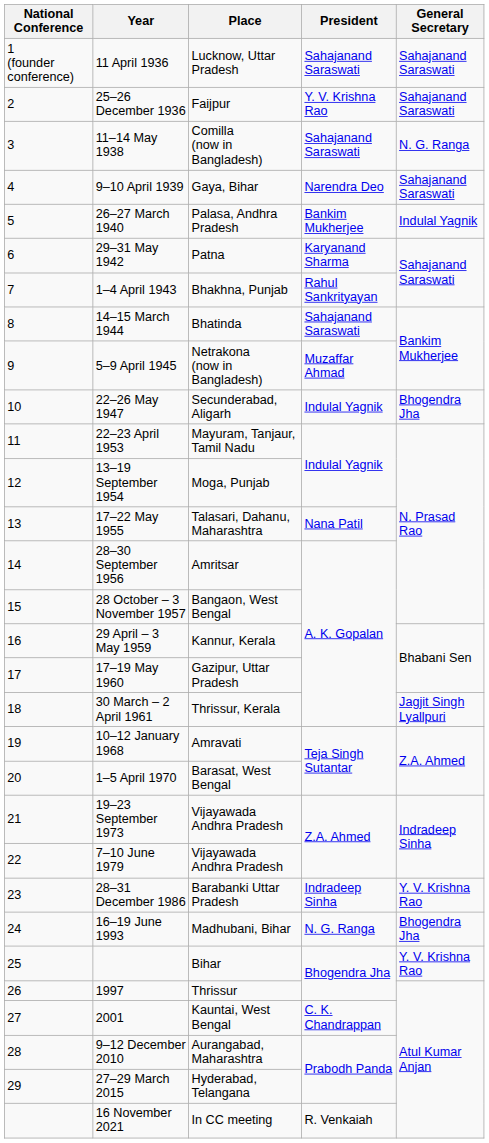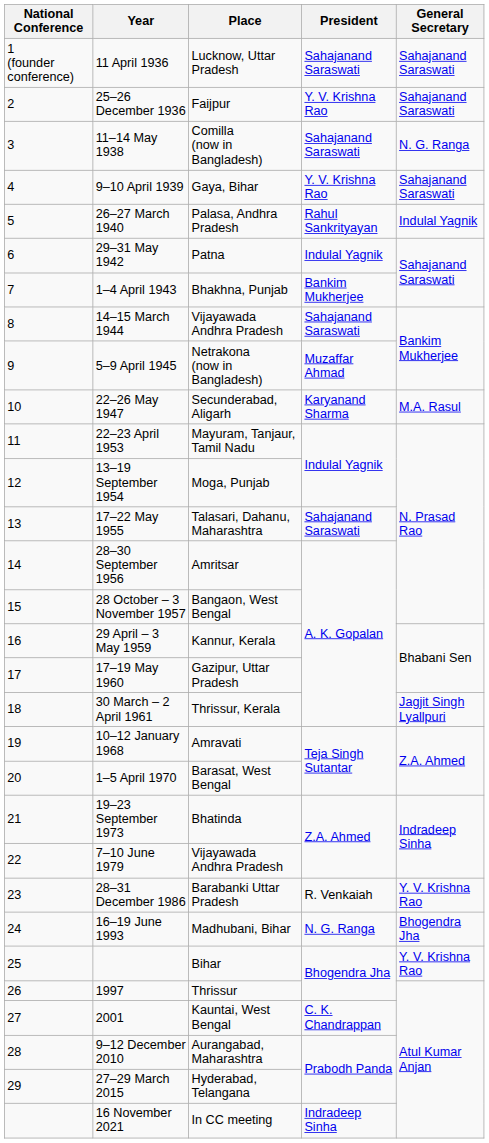(344, 187) Narendra Deo -> (340, 187) Y. V. Krishna Rao
(334, 221) Bankim Mukherjee -> (341, 221) Rahul Sankrityayan
(335, 255) Karyanand Sharma -> (344, 255) Indulal Yagnik
(341, 289) Rahul Sankrityayan -> (334, 289) Bankim Mukherjee
(217, 324) Bhatinda -> (237, 324) Vijayawada Andhra Pradesh
(344, 406) Indulal Yagnik -> (335, 406) Karyanand Sharma
(430, 406) Bhogendra Jha -> (430, 406) M.A. Rasul
(334, 523) Nana Patil -> (338, 523) Sahajanand Saraswati
(237, 819) Vijayawada Andhra Pradesh -> (217, 819) Bhatinda
(333, 895) Indradeep Sinha -> (339, 895) R. Venkaiah
(339, 1120) R. Venkaiah -> (333, 1120) Indradeep Sinha
